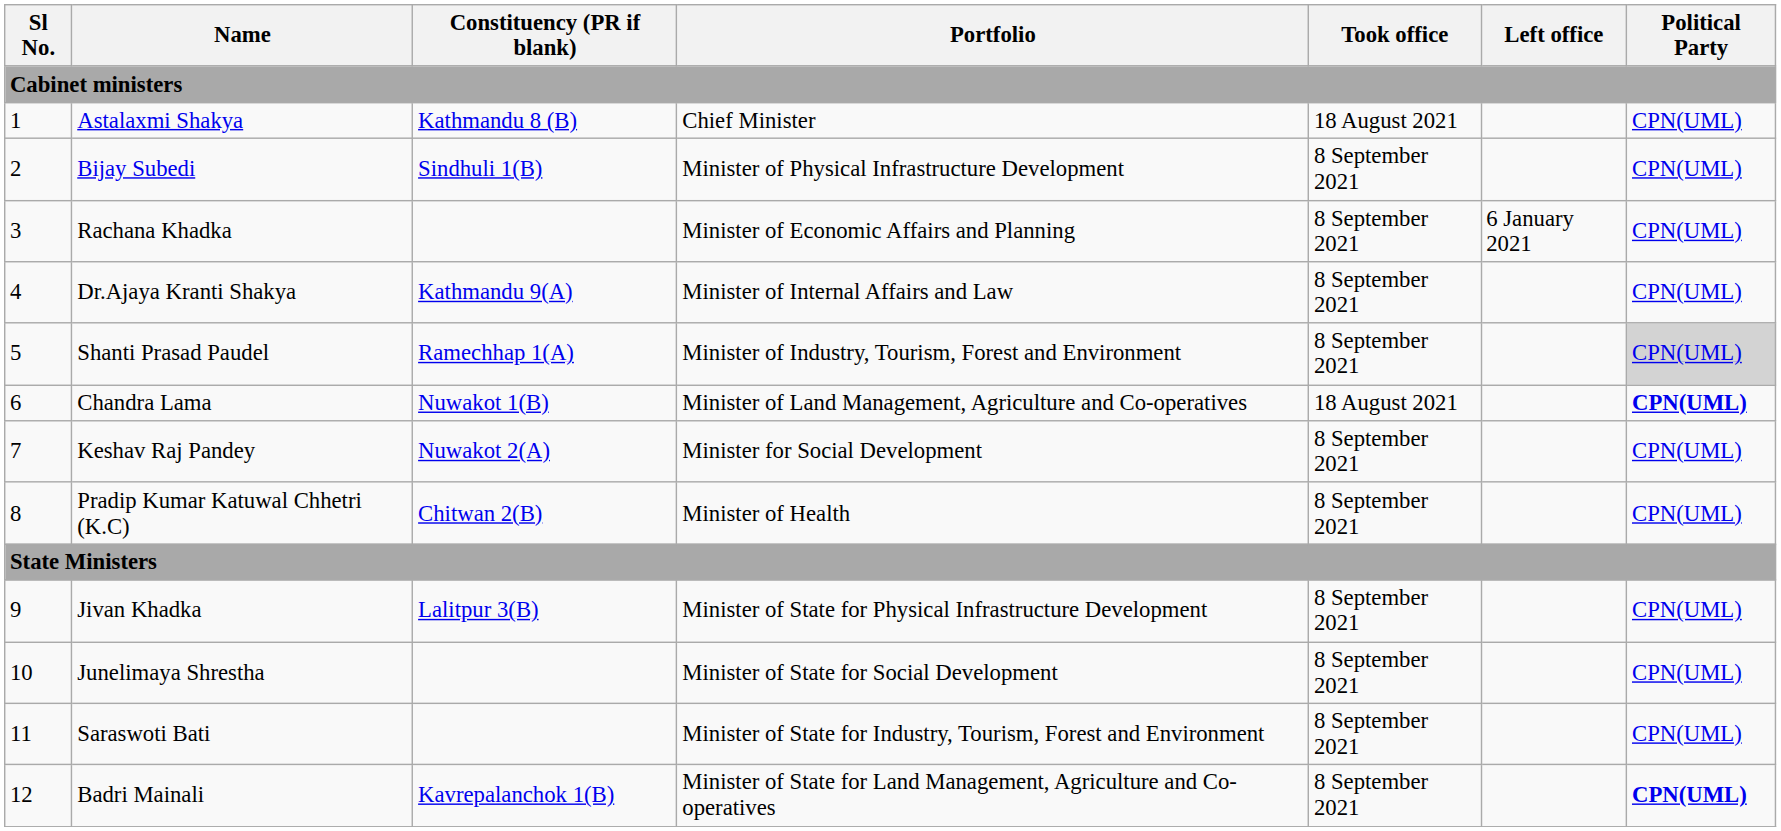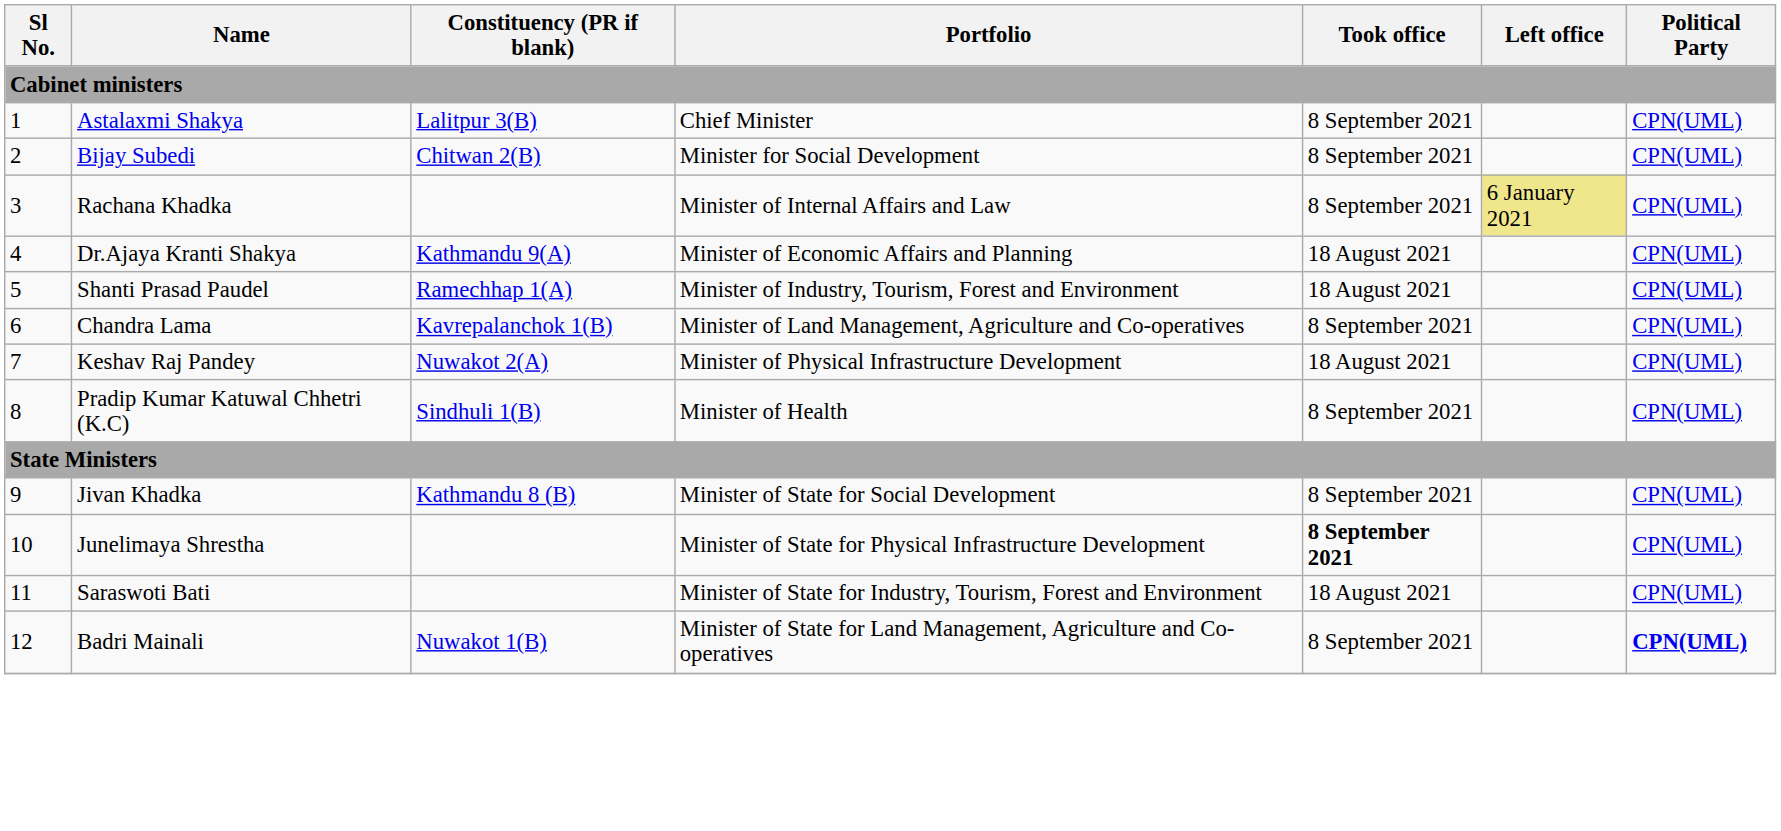(498, 120) Kathmandu 8 (B) -> (477, 120) Lalitpur 3(B)
(1386, 120) 18 August 2021 -> (1390, 120) 8 September 2021
(480, 168) Sindhuli 1(B) -> (478, 156) Chitwan 2(B)
(903, 168) Minister of Physical Infrastructure Development -> (830, 156) Minister for Social Development
(879, 230) Minister of Economic Affairs and Planning -> (845, 204) Minister of Internal Affairs and Law
(1530, 230) no background -> (1531, 204) khaki background
(848, 292) Minister of Internal Affairs and Law -> (876, 253) Minister of Economic Affairs and Planning
(1371, 292) 8 September 2021 -> (1380, 253) 18 August 2021
(1371, 353) 8 September 2021 -> (1380, 289) 18 August 2021
(1687, 353) lightgrey background -> (1687, 289) no background
(483, 402) Nuwakot 1(B) -> (514, 325) Kavrepalanchok 1(B)
(1386, 402) 18 August 2021 -> (1390, 325) 8 September 2021
(1689, 402) bold -> (1687, 325) normal
(832, 451) Minister for Social Development -> (901, 361) Minister of Physical Infrastructure Development
(1371, 451) 8 September 2021 -> (1380, 361) 18 August 2021
(480, 512) Chitwan 2(B) -> (478, 410) Sindhuli 1(B)
(478, 610) Lalitpur 3(B) -> (496, 495) Kathmandu 8 (B)
(945, 610) Minister of State for Physical Infrastructure Development -> (867, 495) Minister of State for Social Development
(870, 672) Minister of State for Social Development -> (942, 544) Minister of State for Physical Infrastructure Development
(1371, 672) normal -> (1369, 544) bold
(1371, 733) 8 September 2021 -> (1380, 593) 18 August 2021
(516, 795) Kavrepalanchok 1(B) -> (482, 641) Nuwakot 1(B)
